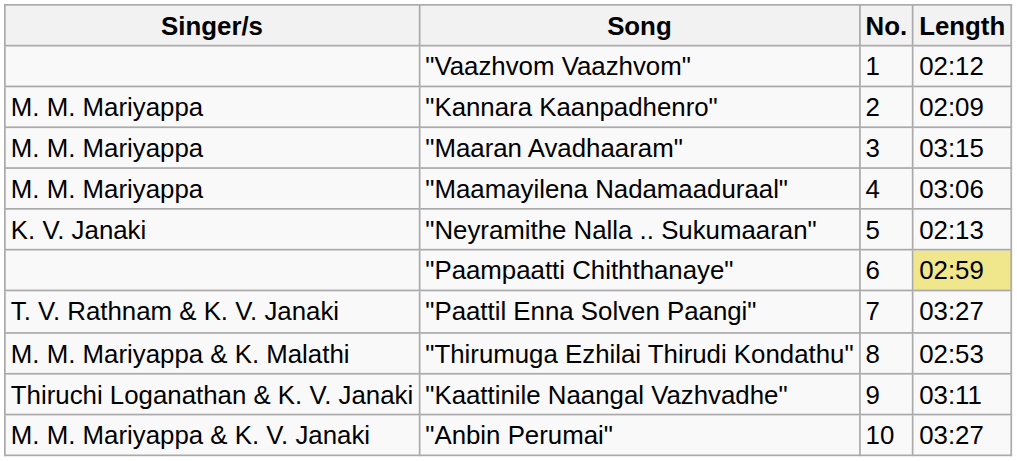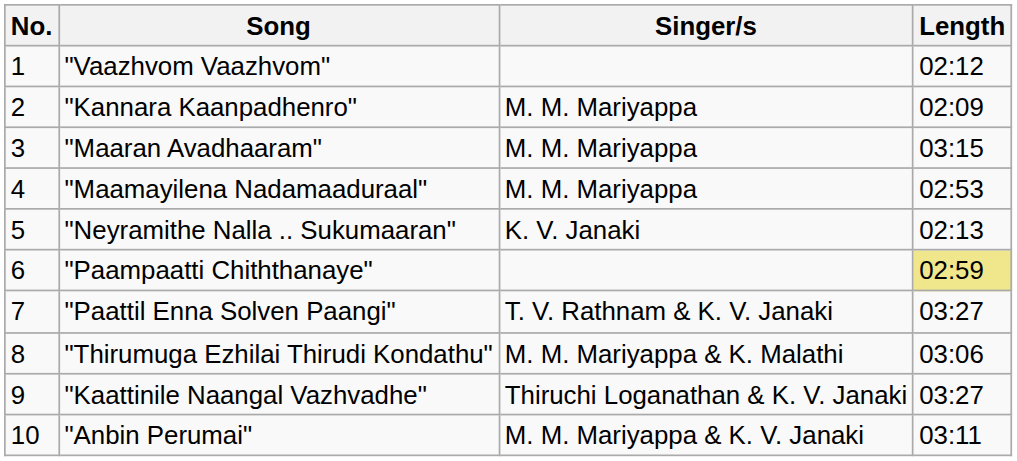columns swapped: (886, 25) <-> (212, 25)
(951, 189) 03:06 -> (951, 189) 02:53
(951, 353) 02:53 -> (951, 353) 03:06
(951, 394) 03:11 -> (951, 394) 03:27
(951, 435) 03:27 -> (951, 435) 03:11
